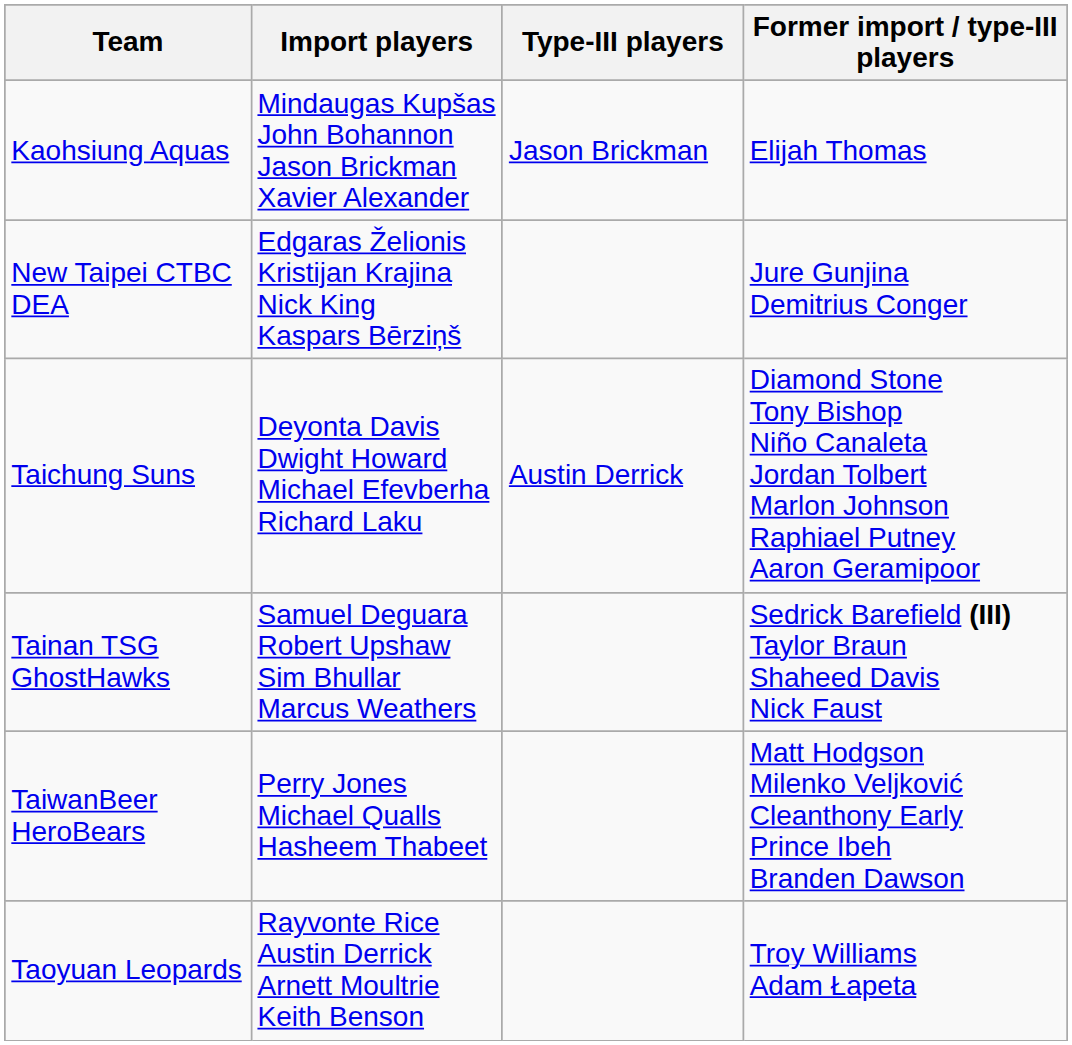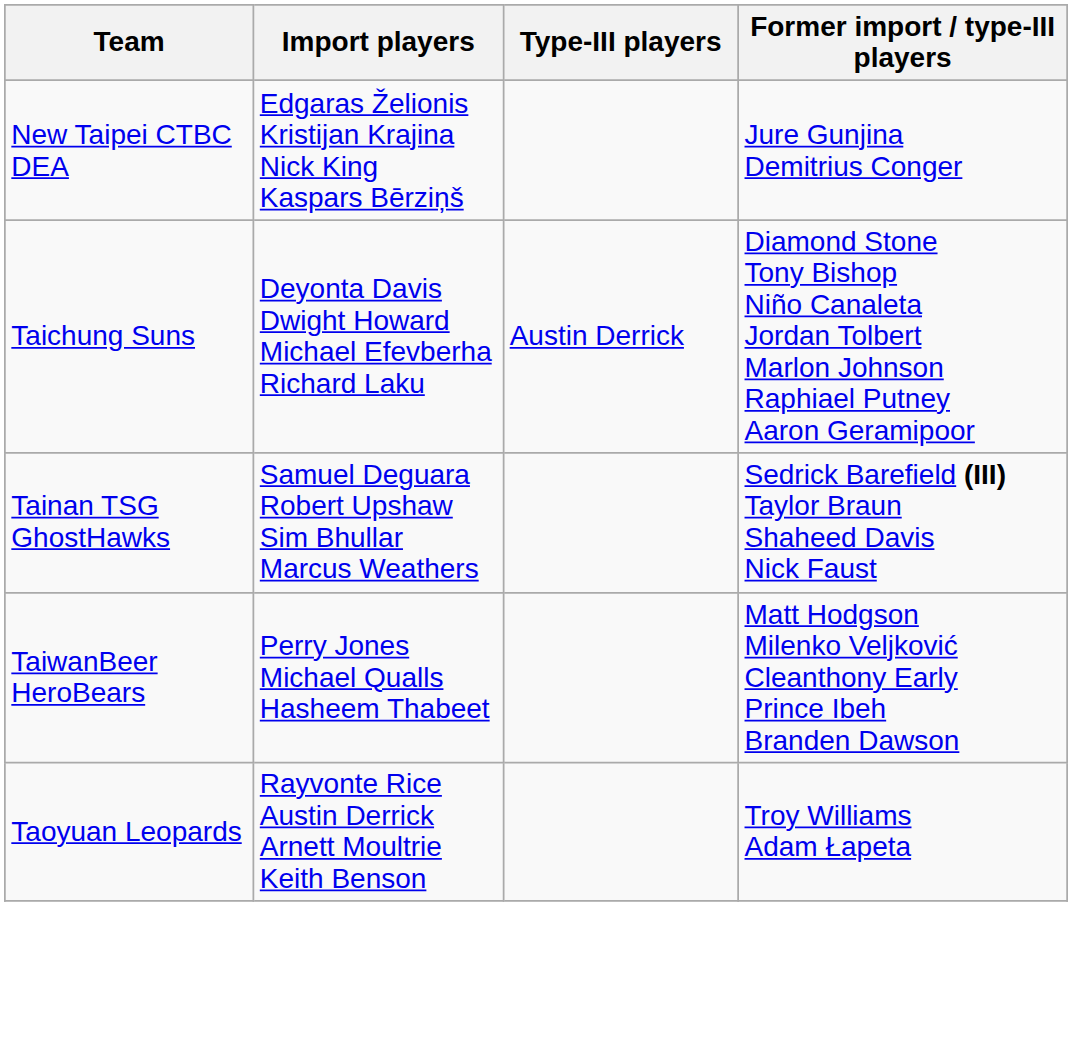- row: (120, 149)
